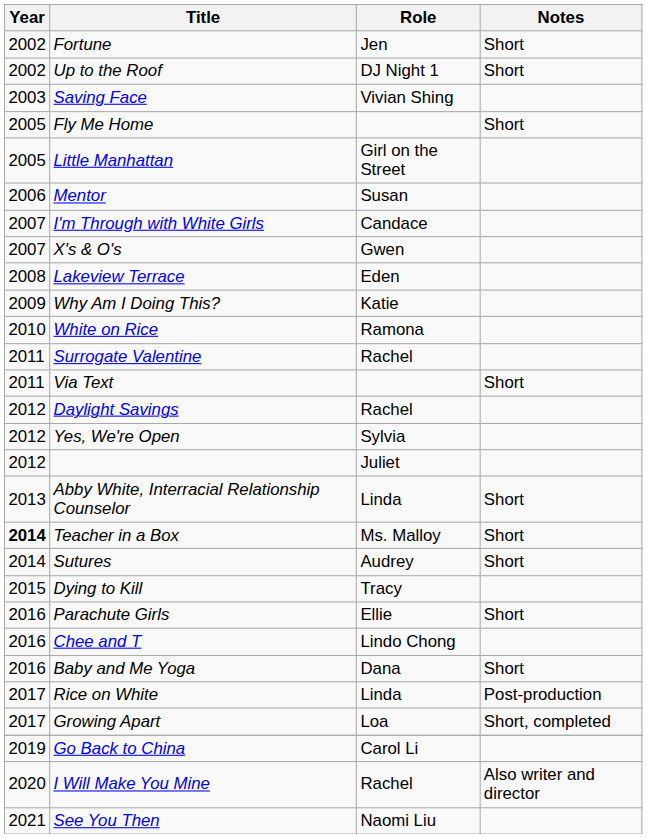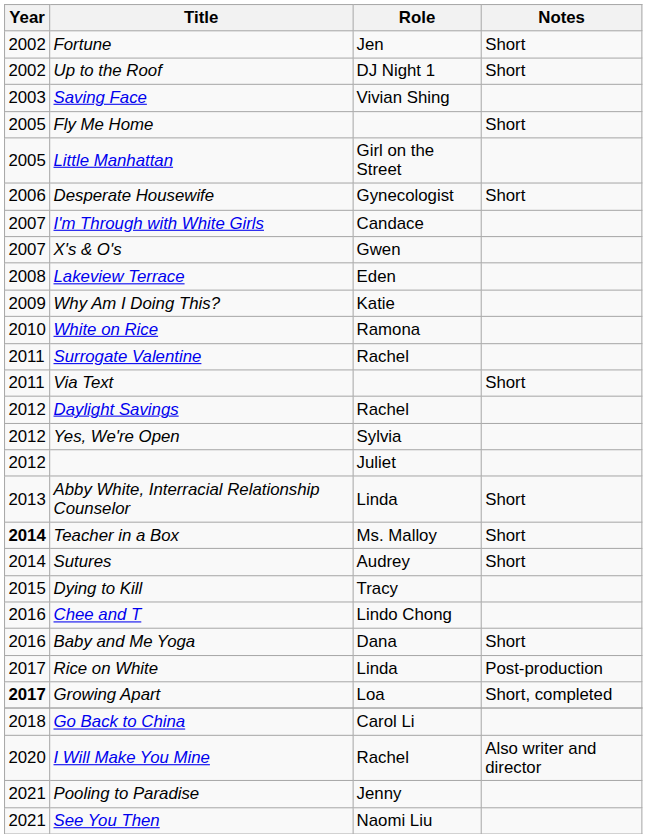- row: (80, 196)
+ row: (134, 196)
- row: (111, 615)
(27, 721) normal -> (27, 695) bold
(27, 748) 2019 -> (27, 721) 2018
+ row: (126, 793)
